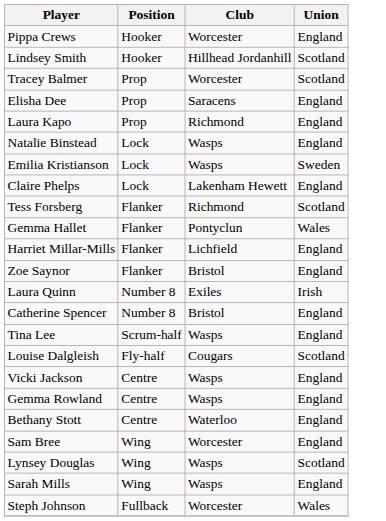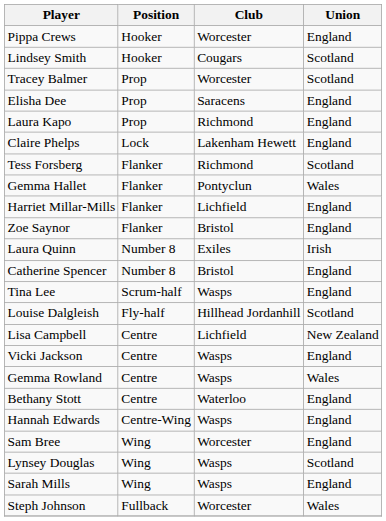(240, 57) Hillhead Jordanhill -> (220, 57) Cougars
- row: (52, 143)
- row: (58, 164)
(210, 356) Cougars -> (249, 313) Hillhead Jordanhill
+ row: (47, 334)
(320, 398) England -> (323, 377) Wales
+ row: (54, 420)
